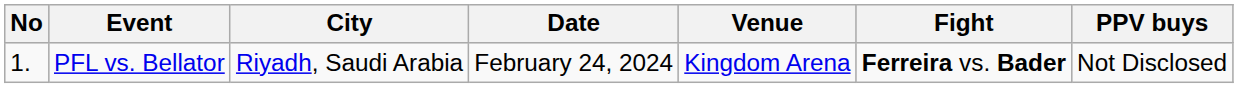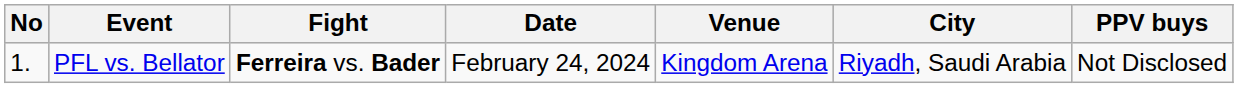columns swapped: (964, 23) <-> (350, 23)
